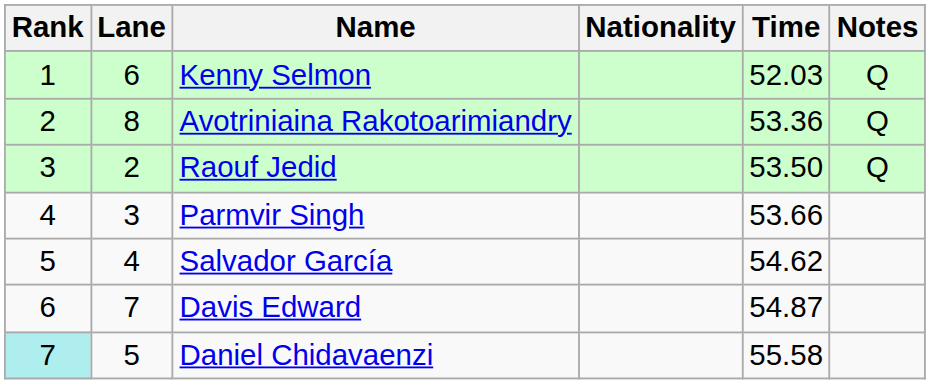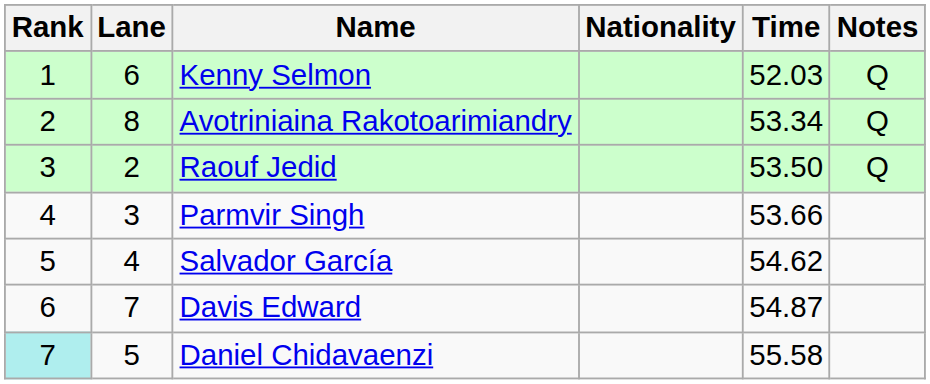(786, 121) 53.36 -> (786, 121) 53.34
